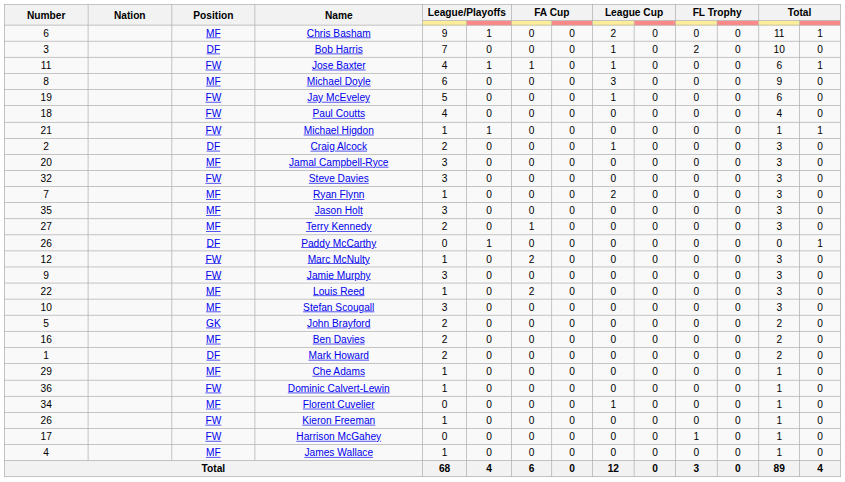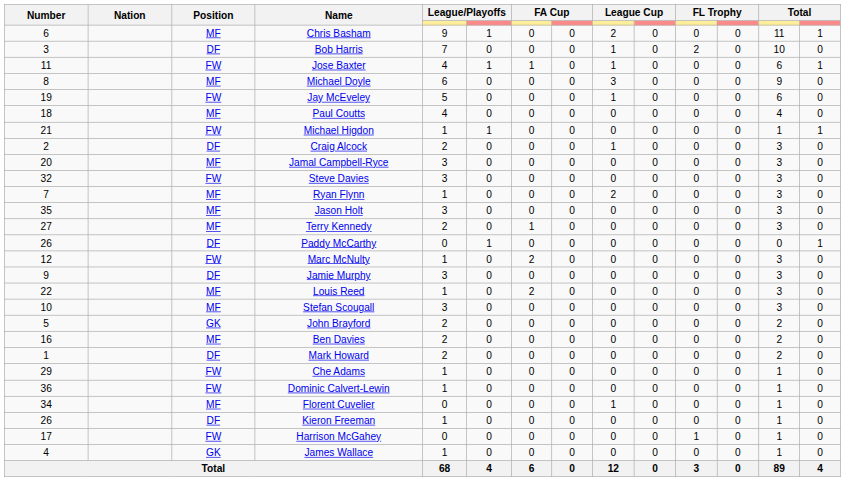(213, 114) FW -> (213, 114) MF
(213, 275) FW -> (213, 275) DF
(213, 372) MF -> (213, 372) FW
(213, 420) FW -> (213, 420) DF
(213, 453) MF -> (213, 453) GK
